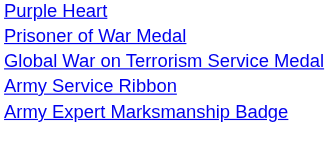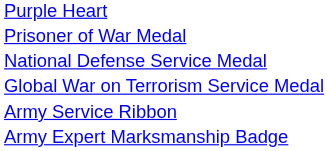+ row: (135, 61)
